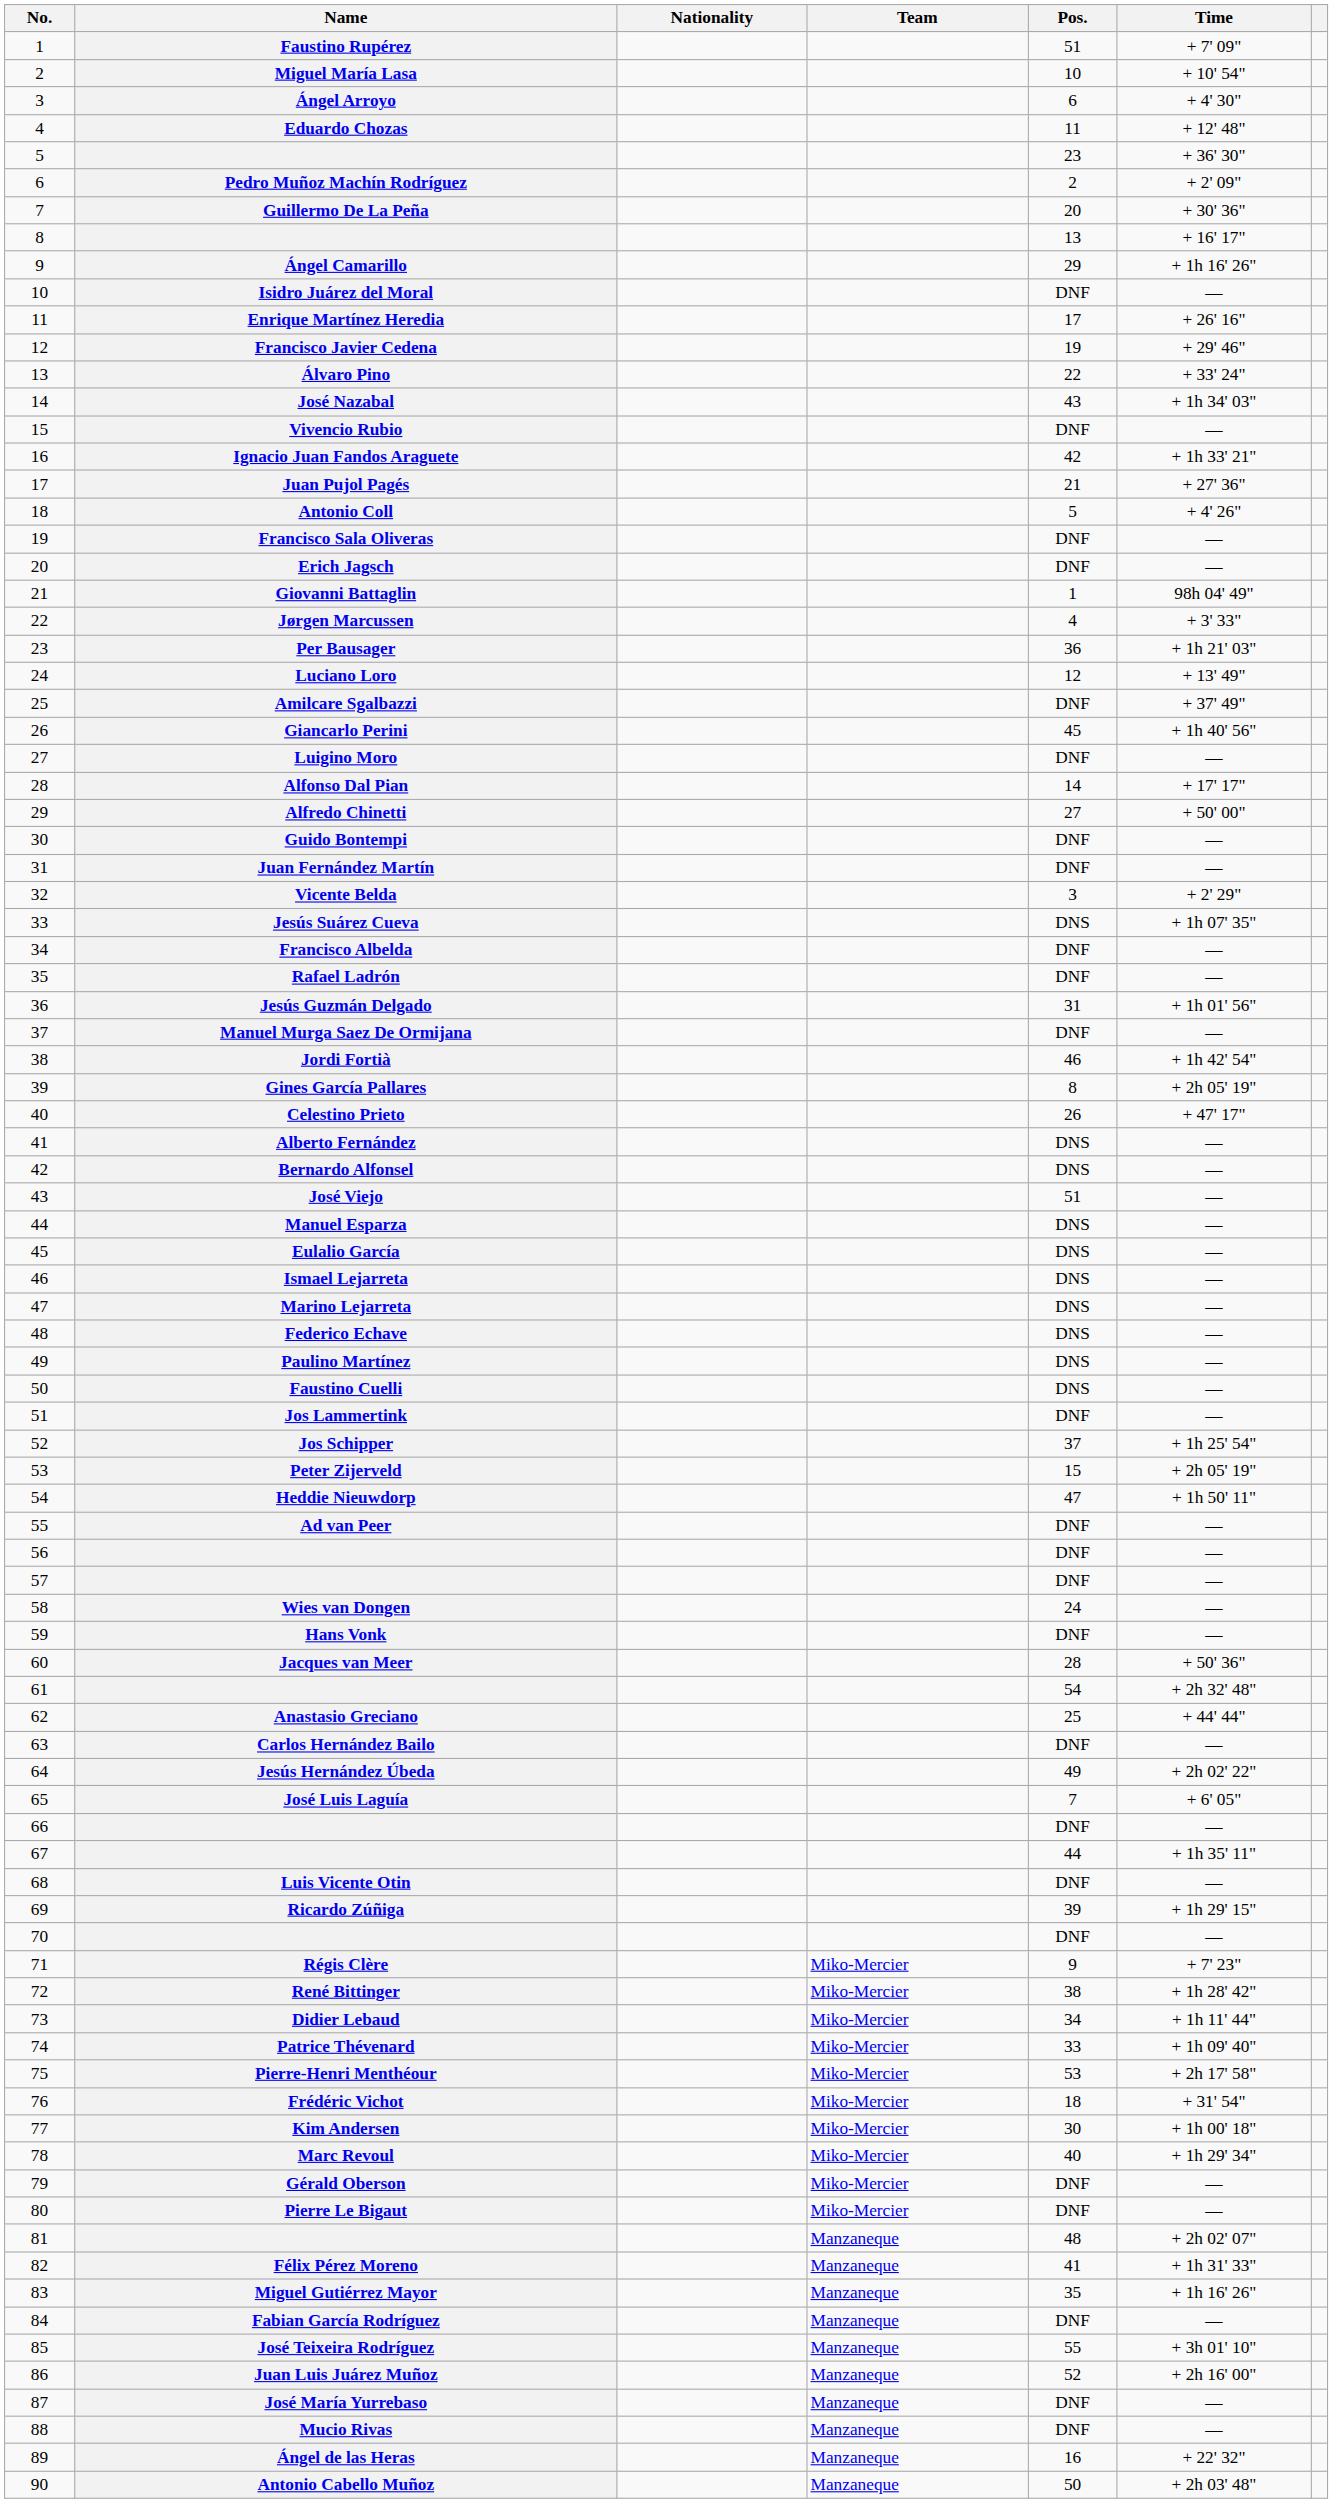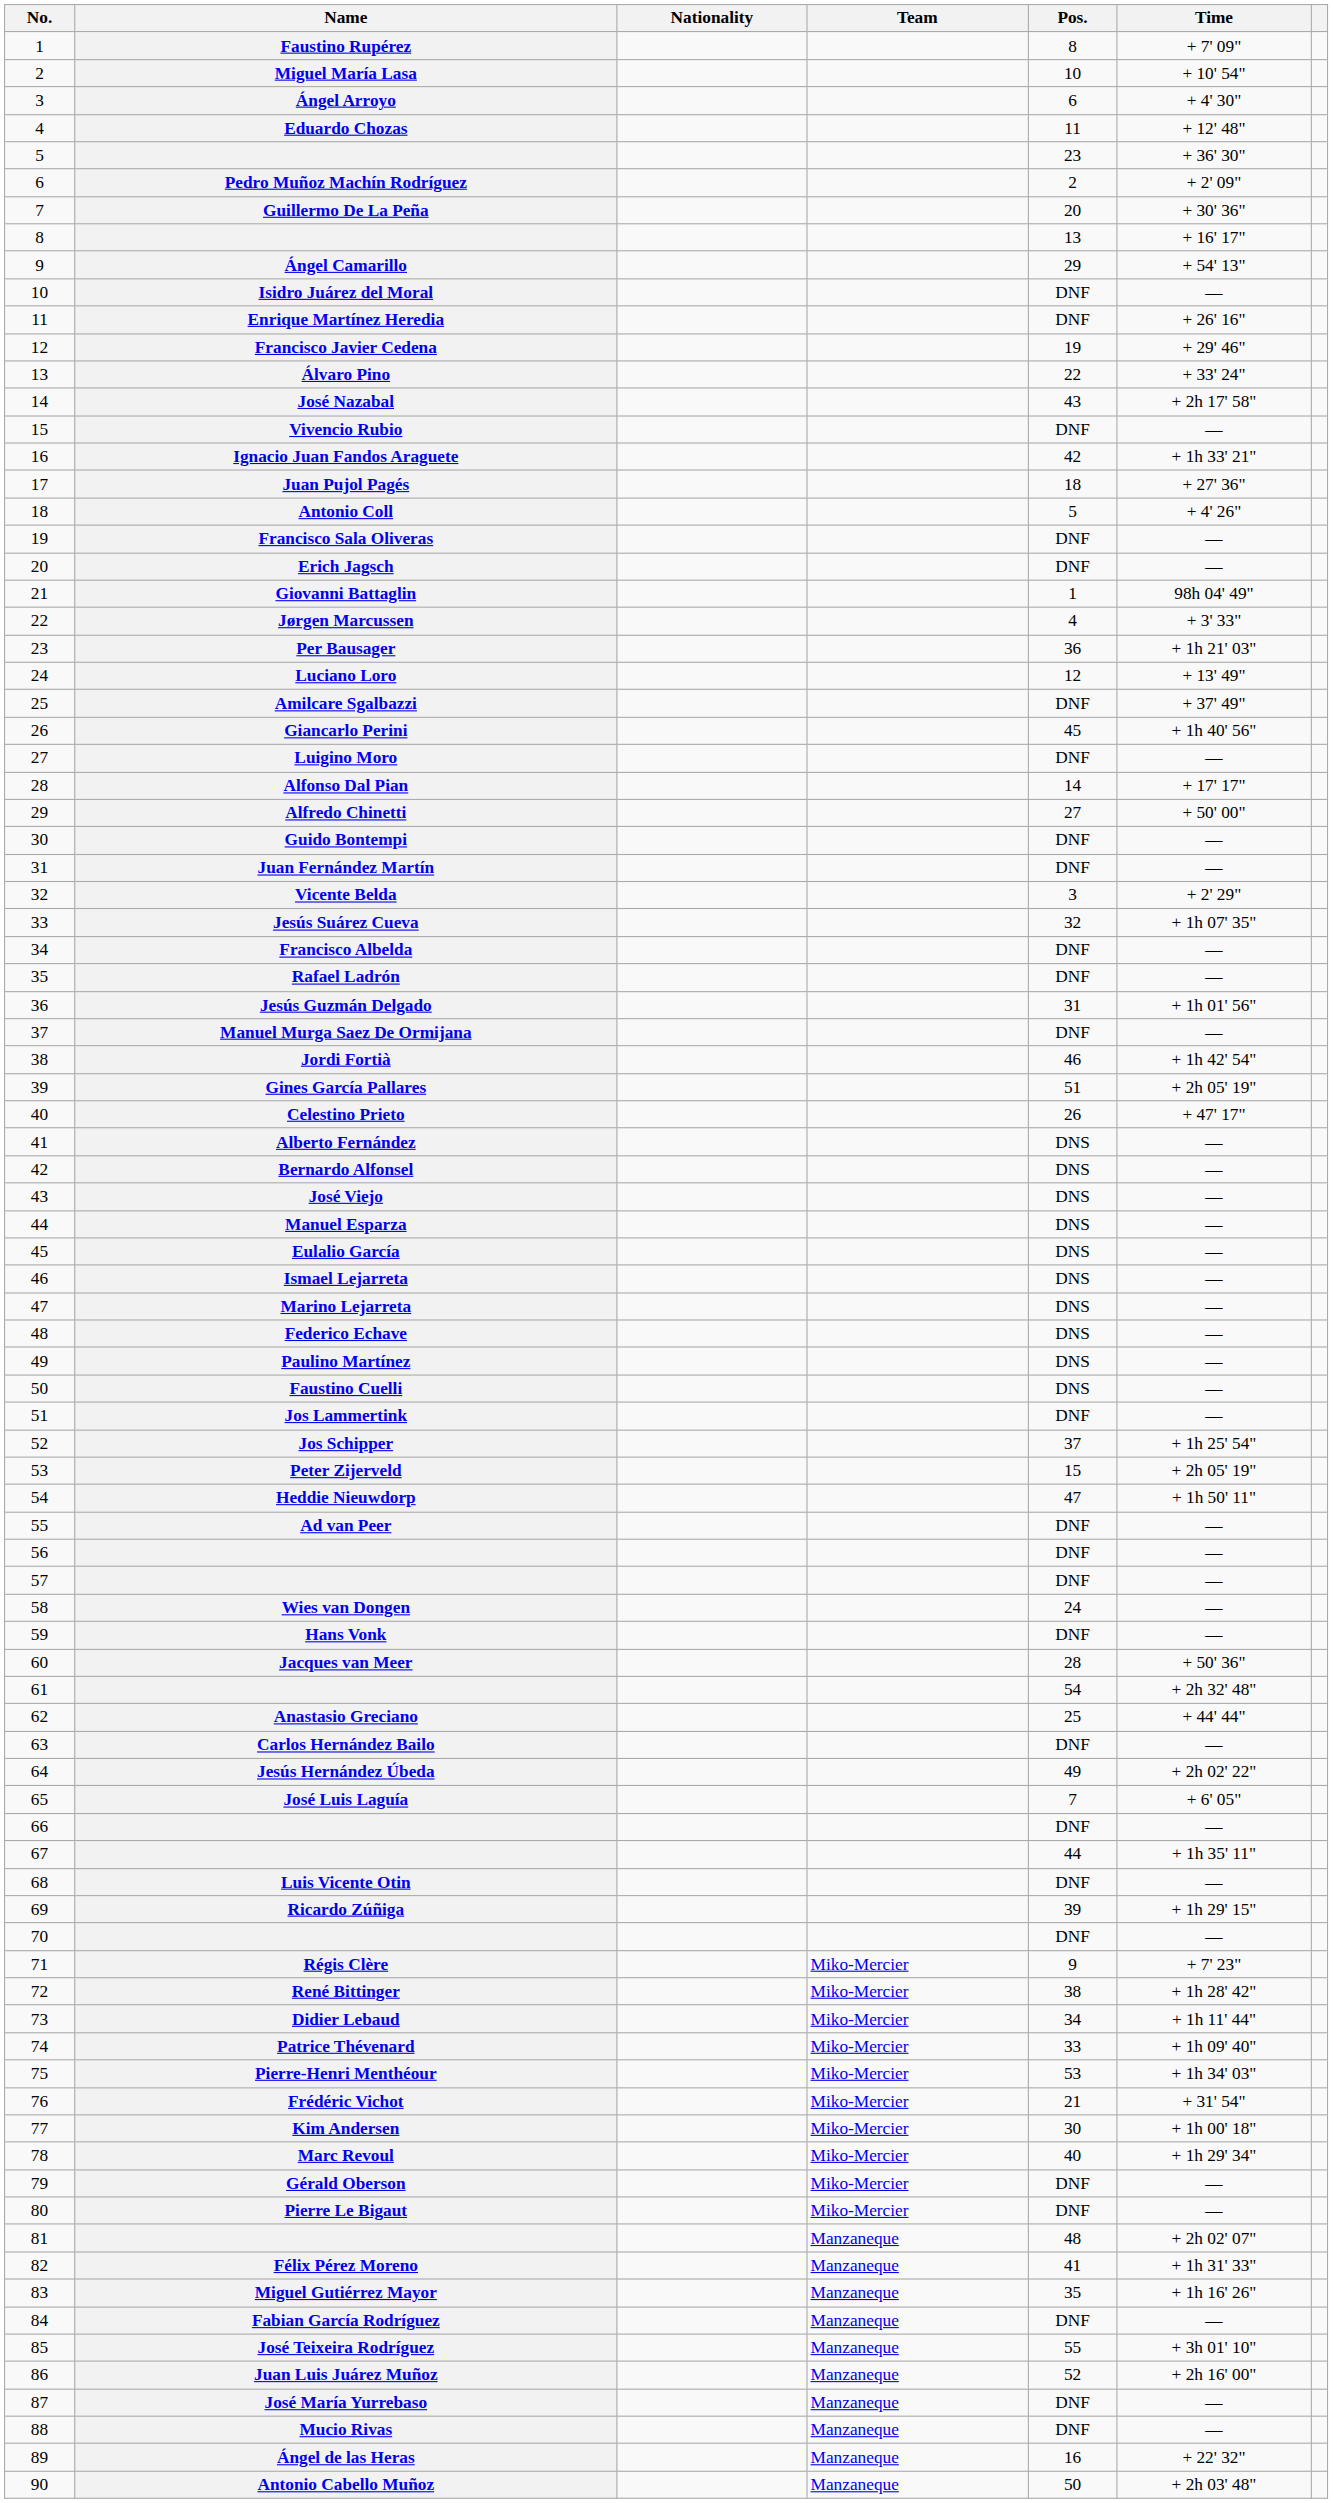(1073, 45) 51 -> (1073, 45) 8
(1214, 264) + 1h 16' 26" -> (1214, 264) + 54' 13"
(1073, 319) 17 -> (1073, 319) DNF
(1214, 401) + 1h 34' 03" -> (1214, 401) + 2h 17' 58"
(1073, 484) 21 -> (1073, 484) 18
(1073, 922) DNS -> (1073, 922) 32
(1073, 1086) 8 -> (1073, 1086) 51
(1073, 1196) 51 -> (1073, 1196) DNS
(1214, 2073) + 2h 17' 58" -> (1214, 2073) + 1h 34' 03"
(1073, 2100) 18 -> (1073, 2100) 21
